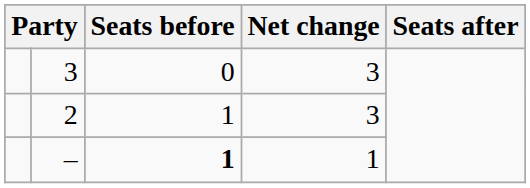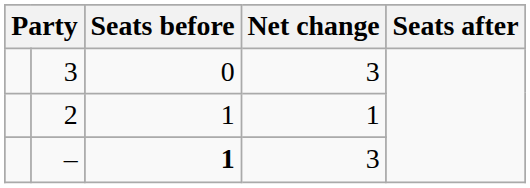(373, 114) 3 -> (373, 114) 1
(373, 159) 1 -> (373, 159) 3
